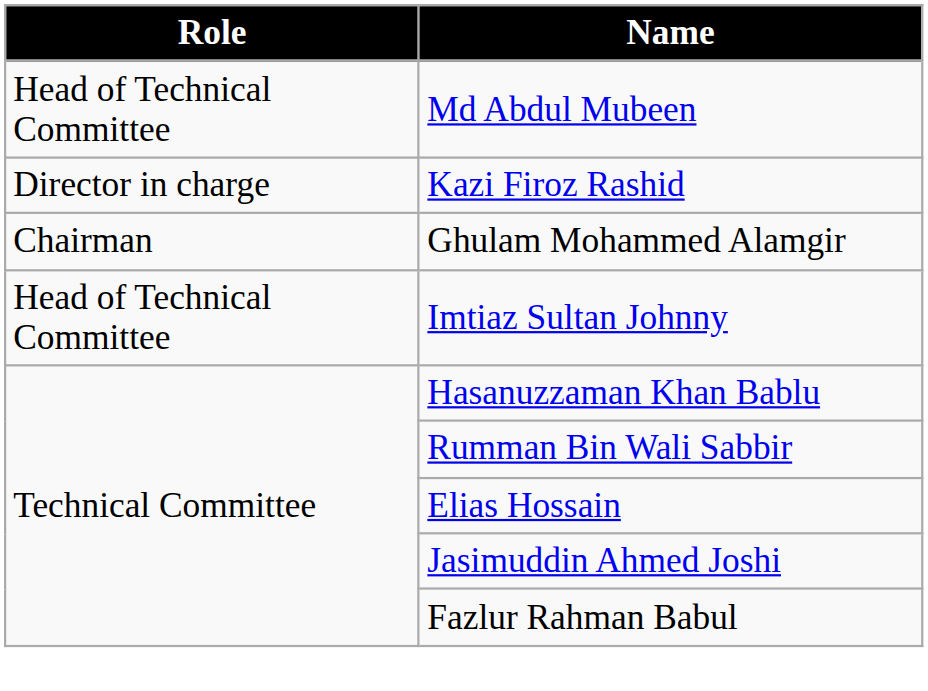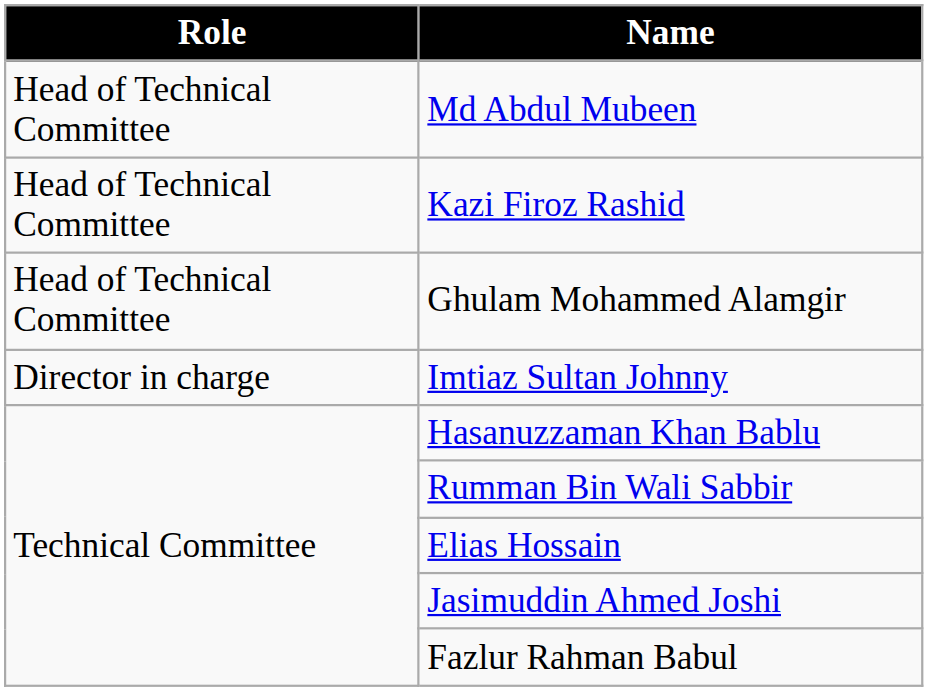(142, 184) Director in charge -> (142, 204) Head of Technical Committee
(83, 240) Chairman -> (142, 300) Head of Technical Committee
(142, 316) Head of Technical Committee -> (142, 376) Director in charge
